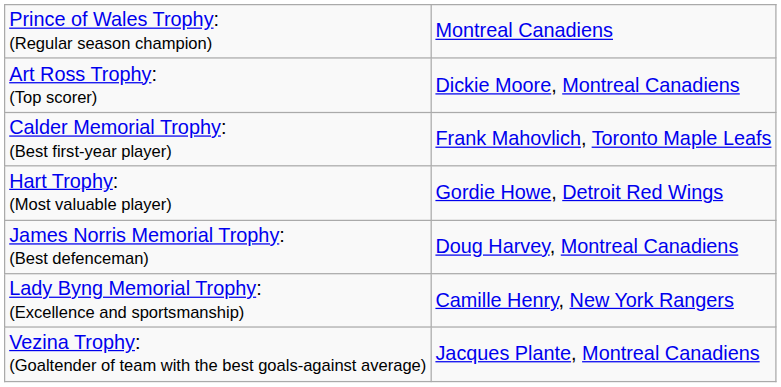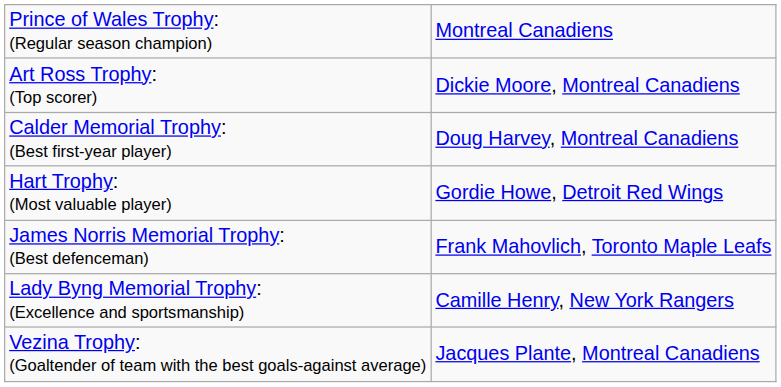(603, 138) Frank Mahovlich, Toronto Maple Leafs -> (587, 138) Doug Harvey, Montreal Canadiens
(587, 246) Doug Harvey, Montreal Canadiens -> (603, 246) Frank Mahovlich, Toronto Maple Leafs
